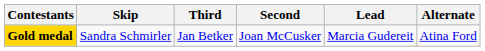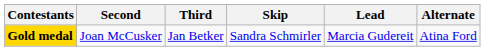columns swapped: (126, 14) <-> (280, 14)
